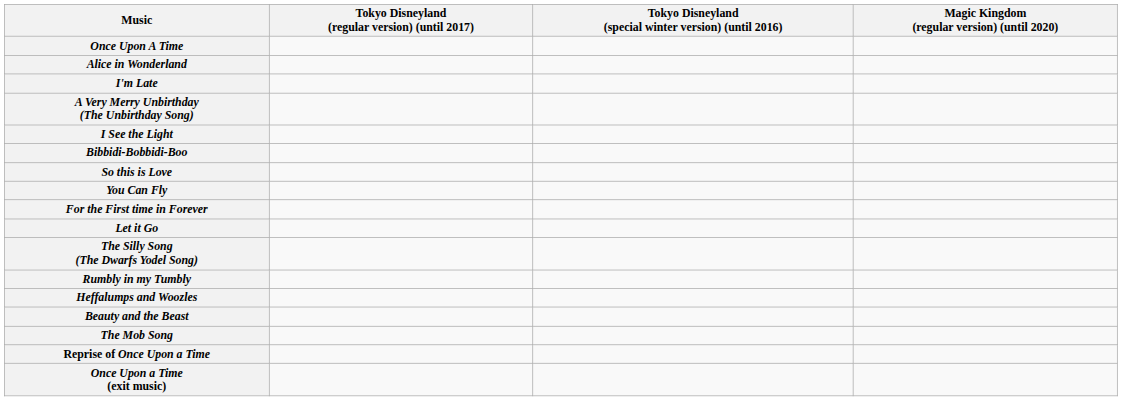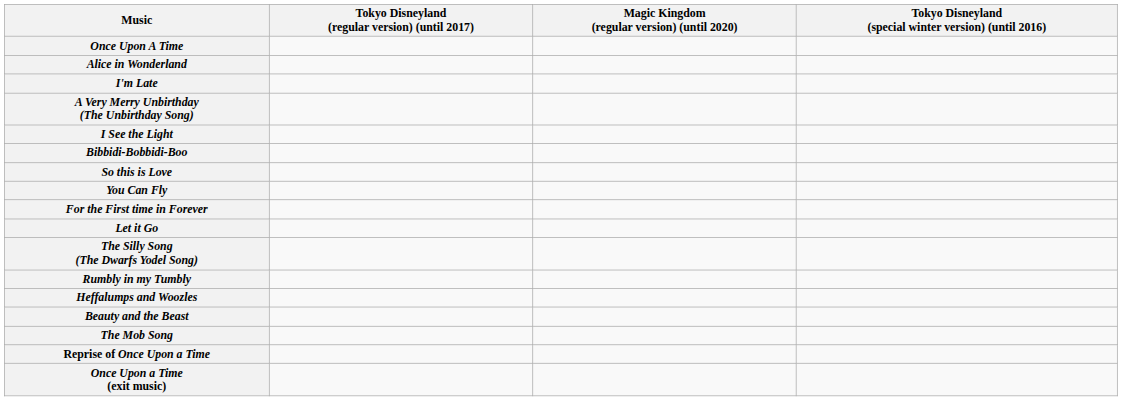columns swapped: (693, 20) <-> (985, 20)
